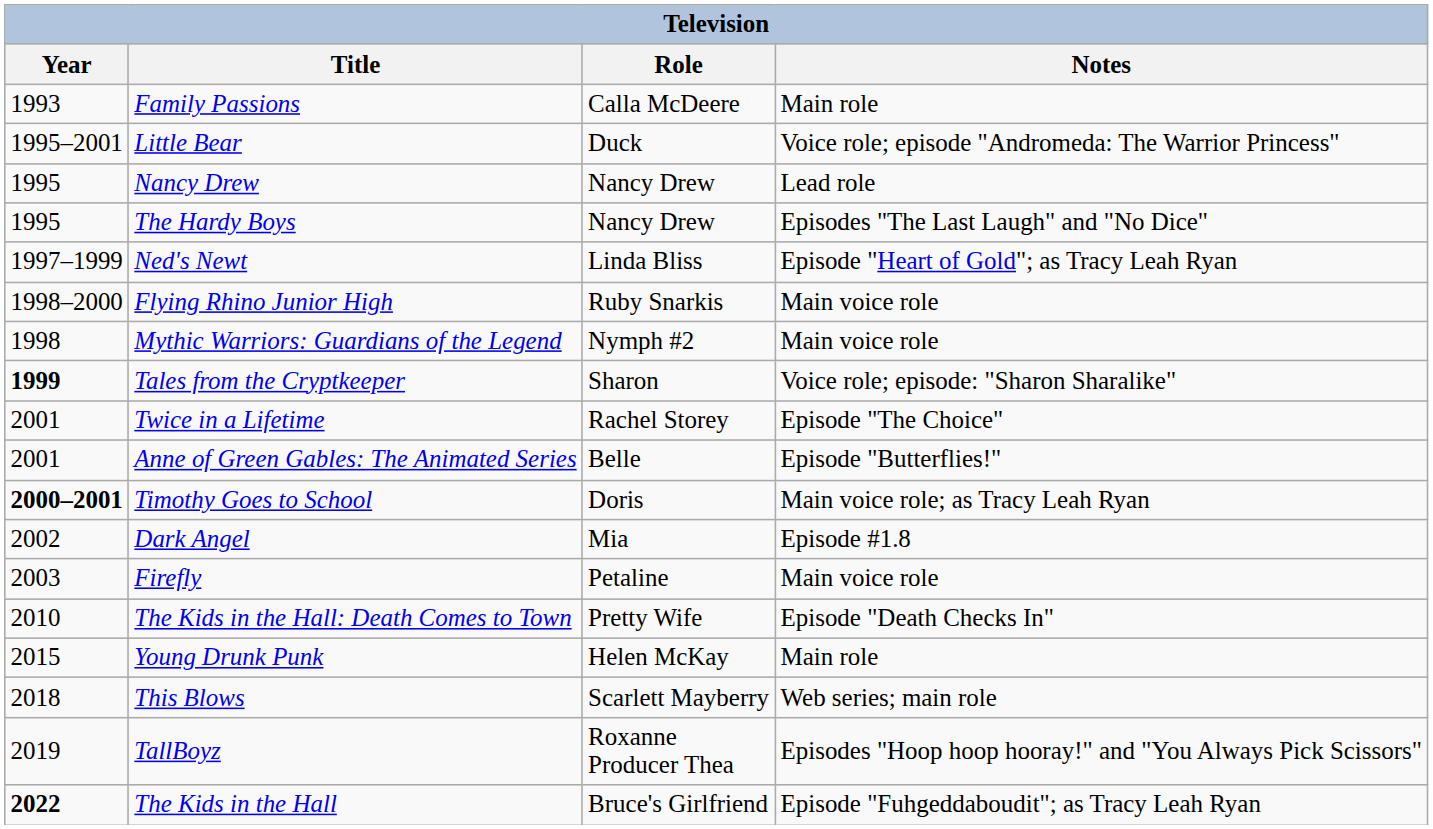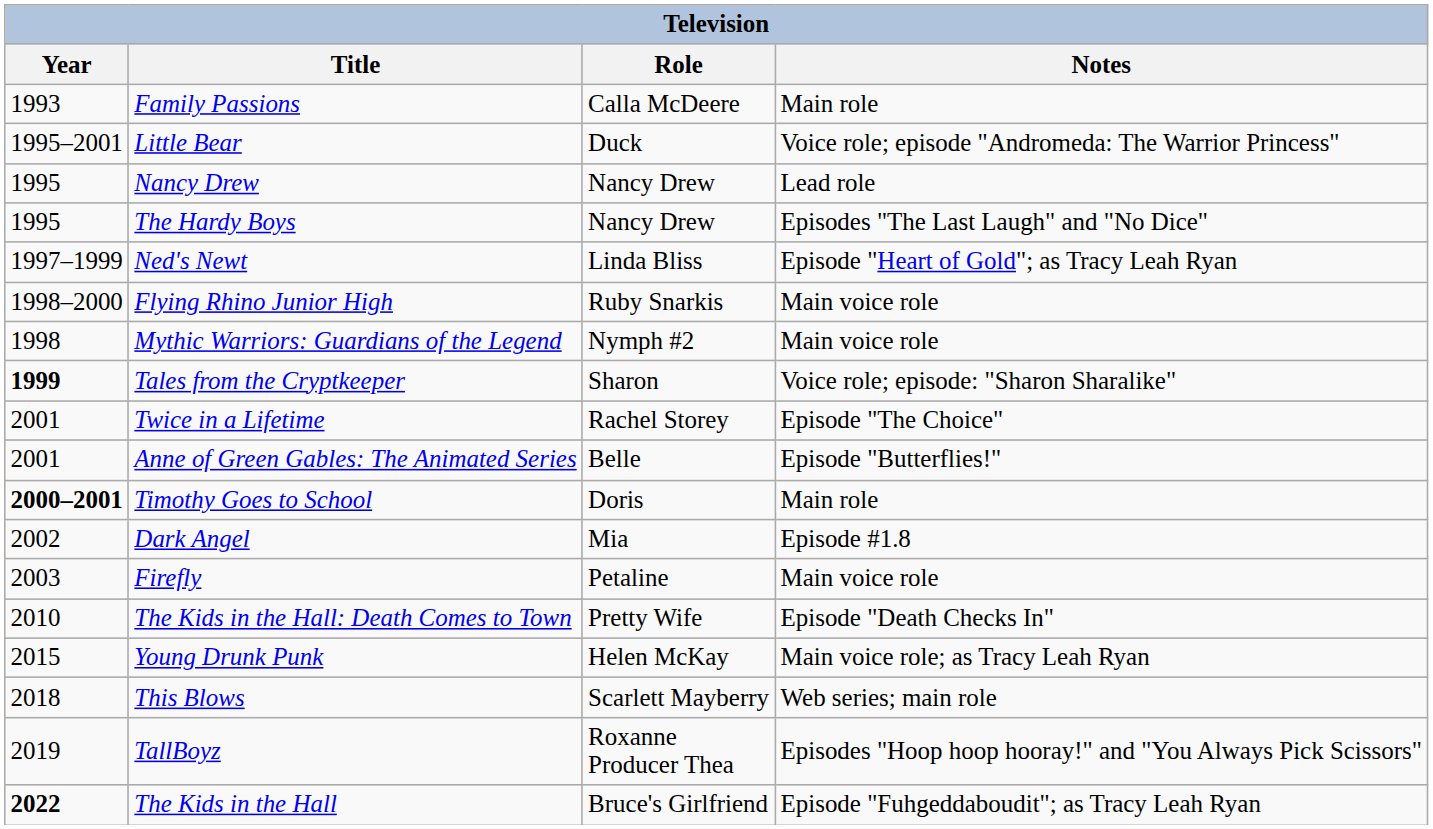(965, 499) Main voice role; as Tracy Leah Ryan -> (829, 499) Main role
(829, 657) Main role -> (965, 657) Main voice role; as Tracy Leah Ryan
